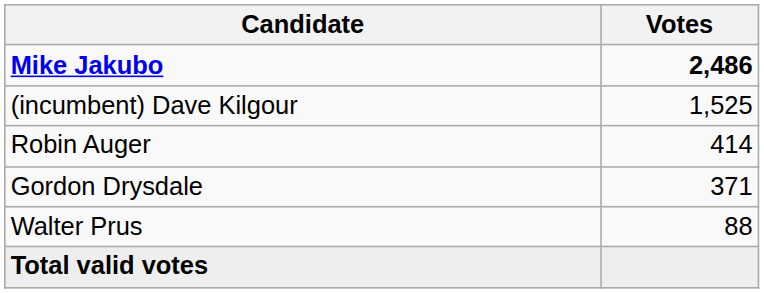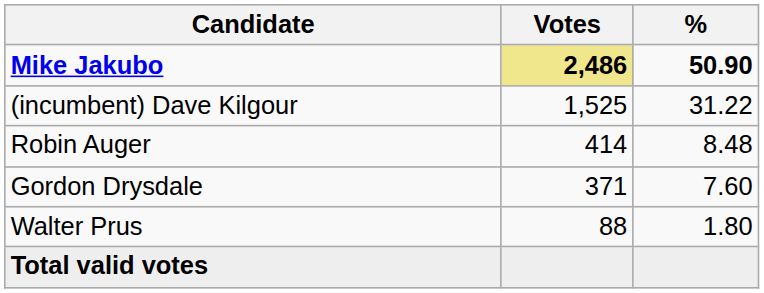+ column: (696, 24)
(721, 65) no background -> (595, 65) khaki background
